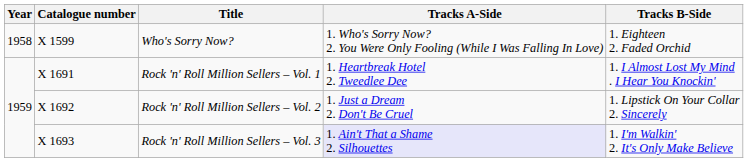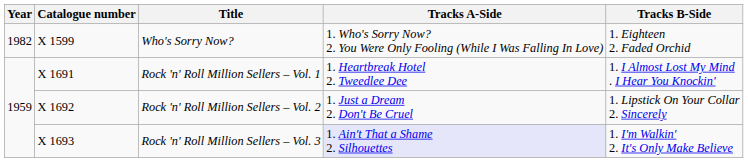(20, 40) 1958 -> (20, 40) 1982
